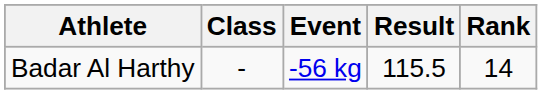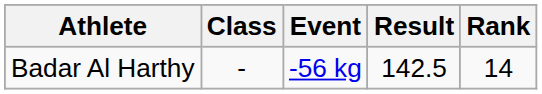(414, 67) 115.5 -> (414, 67) 142.5
